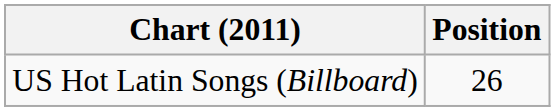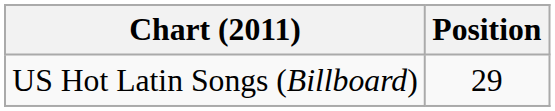(487, 79) 26 -> (487, 79) 29
